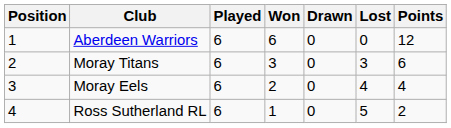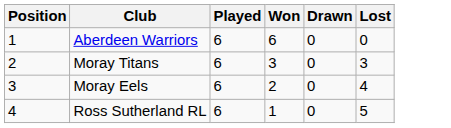- column: (420, 16)
